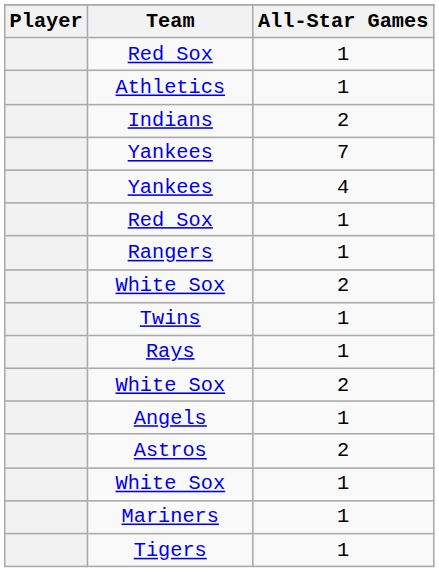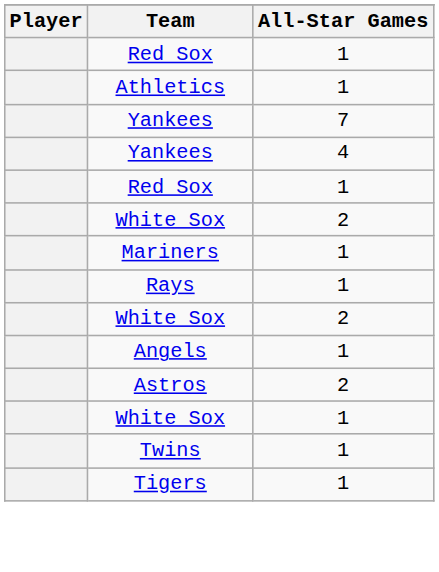- row: (170, 120)
- row: (170, 253)
rows swapped: (170, 517) <-> (170, 319)
